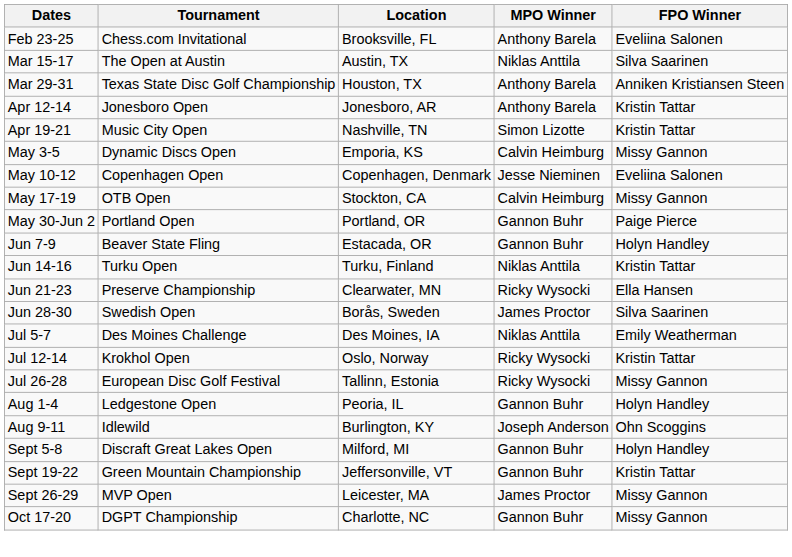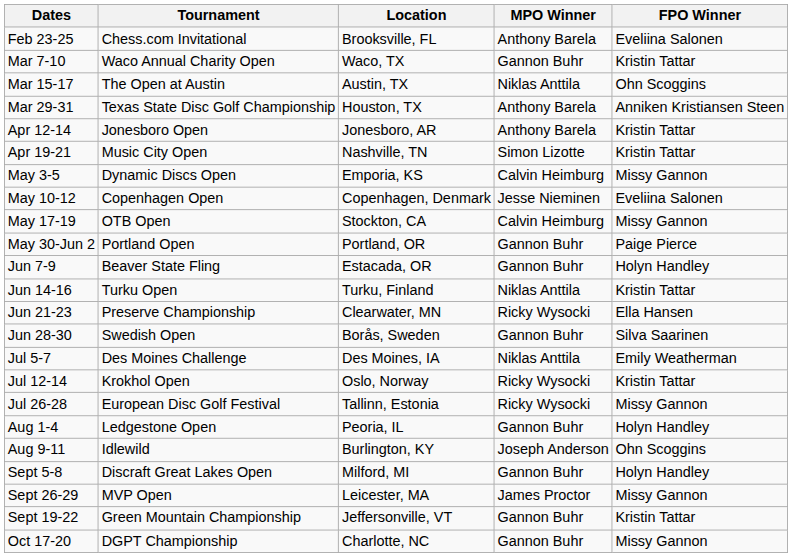+ row: (37, 61)
(662, 61) Silva Saarinen -> (661, 84) Ohn Scoggins
(544, 312) James Proctor -> (540, 335) Gannon Buhr
rows swapped: (43, 472) <-> (43, 495)
